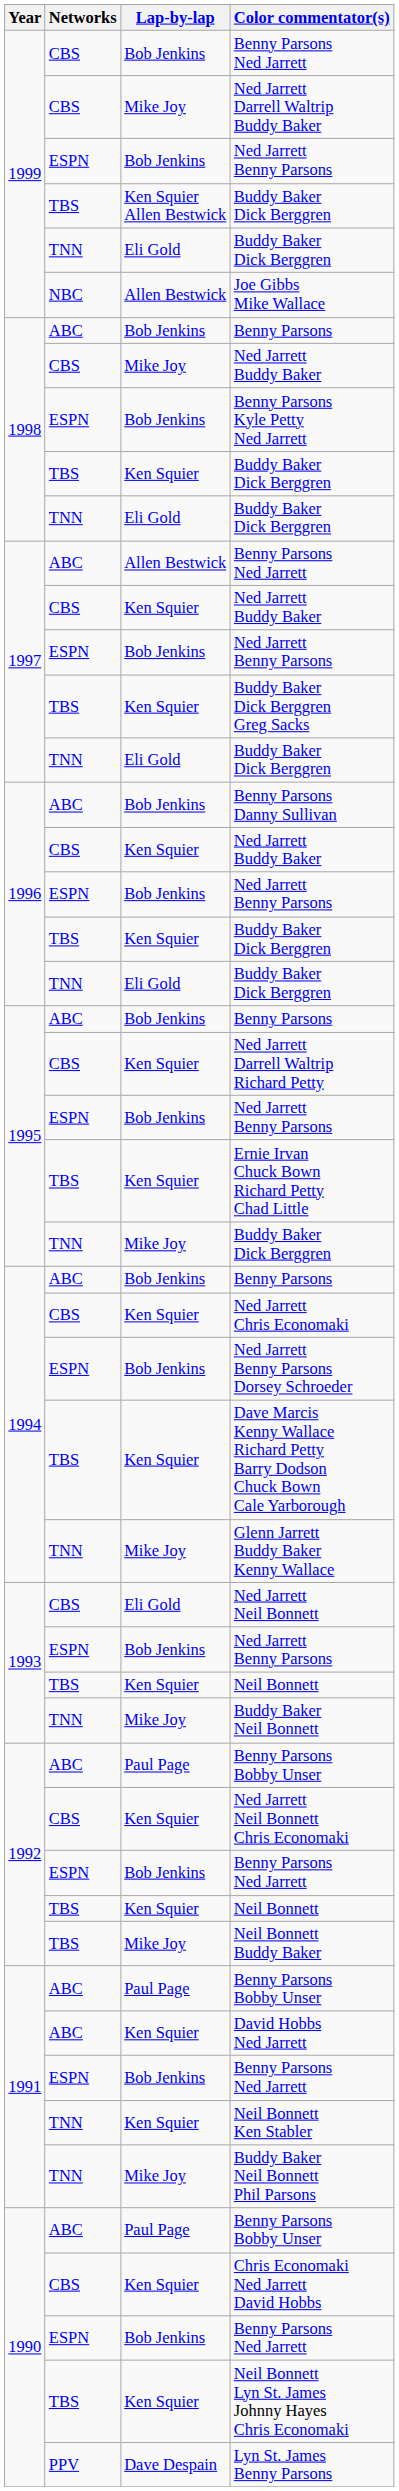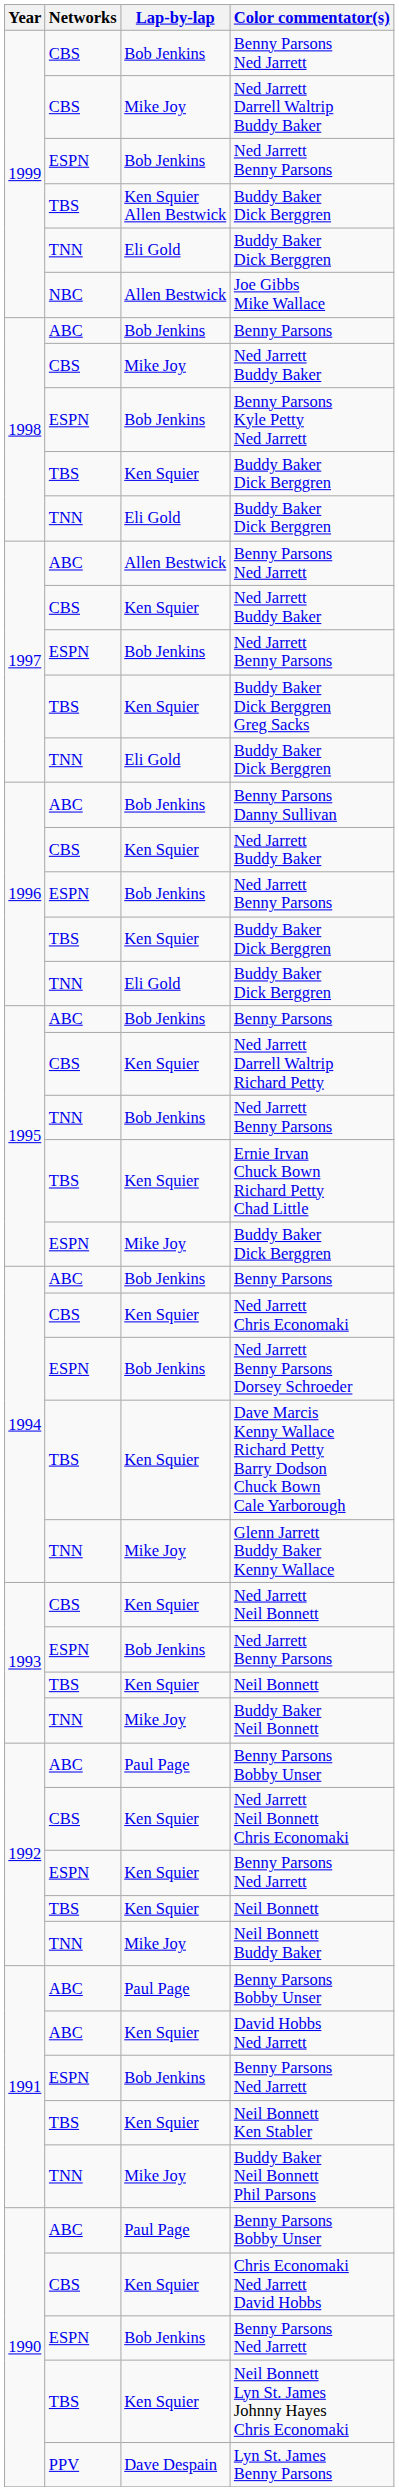(69, 1117) ESPN -> (66, 1117) TNN
(66, 1244) TNN -> (69, 1244) ESPN
(152, 1604) Eli Gold -> (162, 1604) Ken Squier
(165, 1872) Bob Jenkins -> (162, 1872) Ken Squier
(64, 1943) TBS -> (66, 1943) TNN
(66, 2122) TNN -> (64, 2122) TBS
